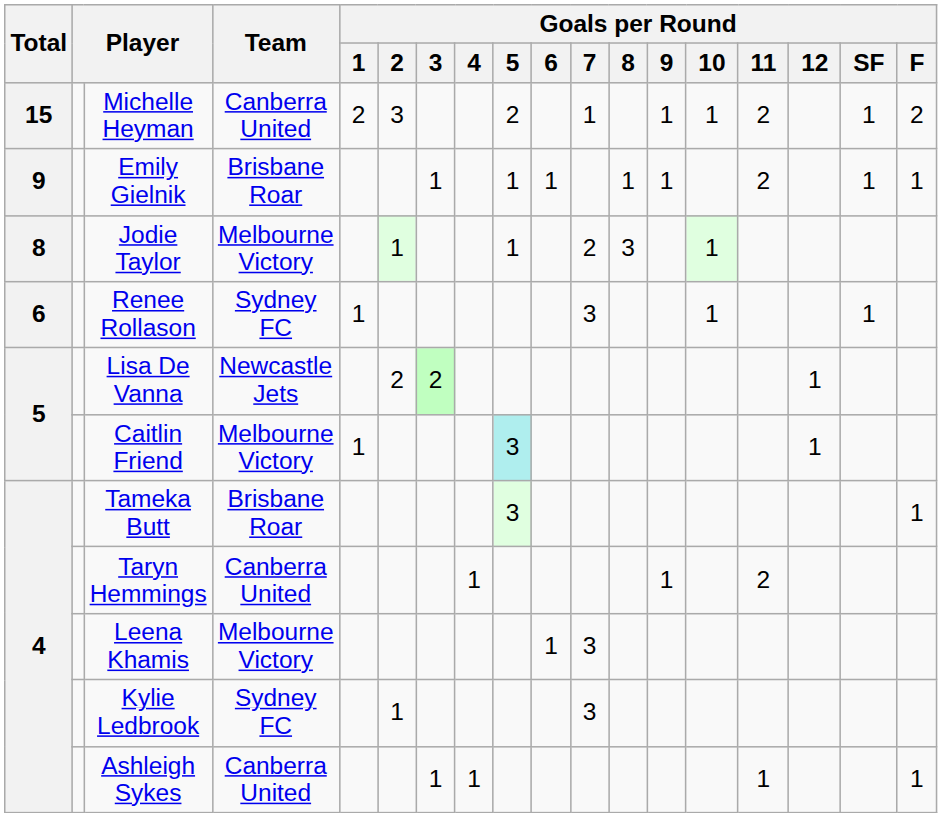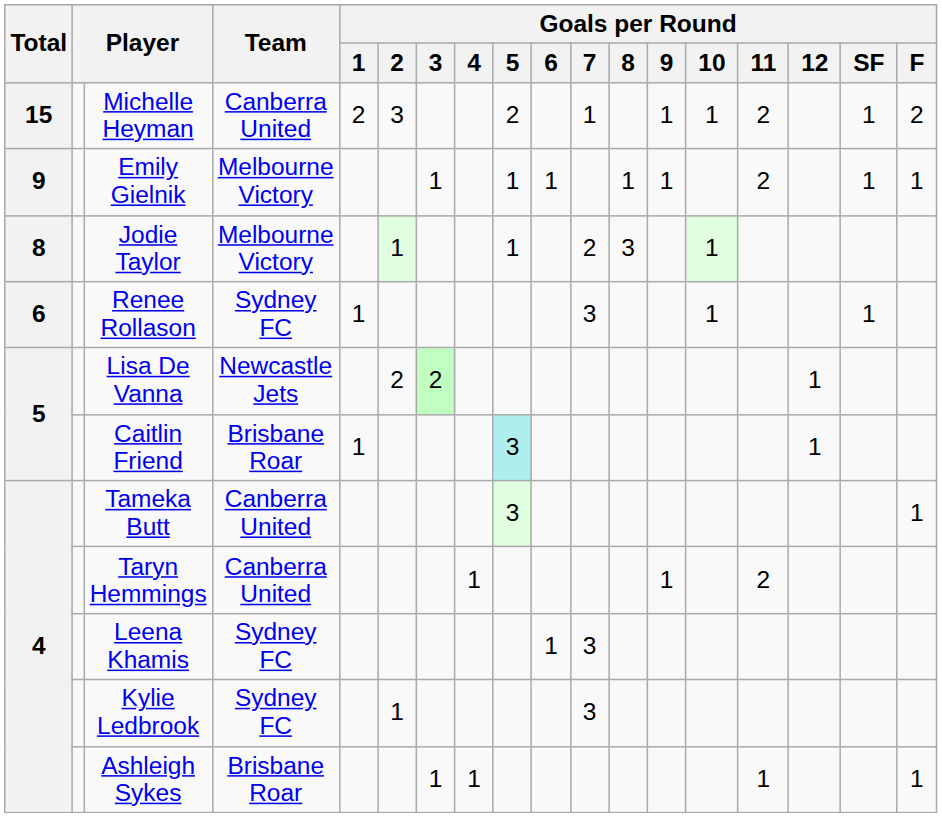(276, 181) Brisbane Roar -> (276, 181) Melbourne Victory
(276, 447) Melbourne Victory -> (276, 447) Brisbane Roar
(276, 513) Brisbane Roar -> (276, 513) Canberra United
(276, 646) Melbourne Victory -> (276, 646) Sydney FC
(276, 778) Canberra United -> (276, 778) Brisbane Roar
